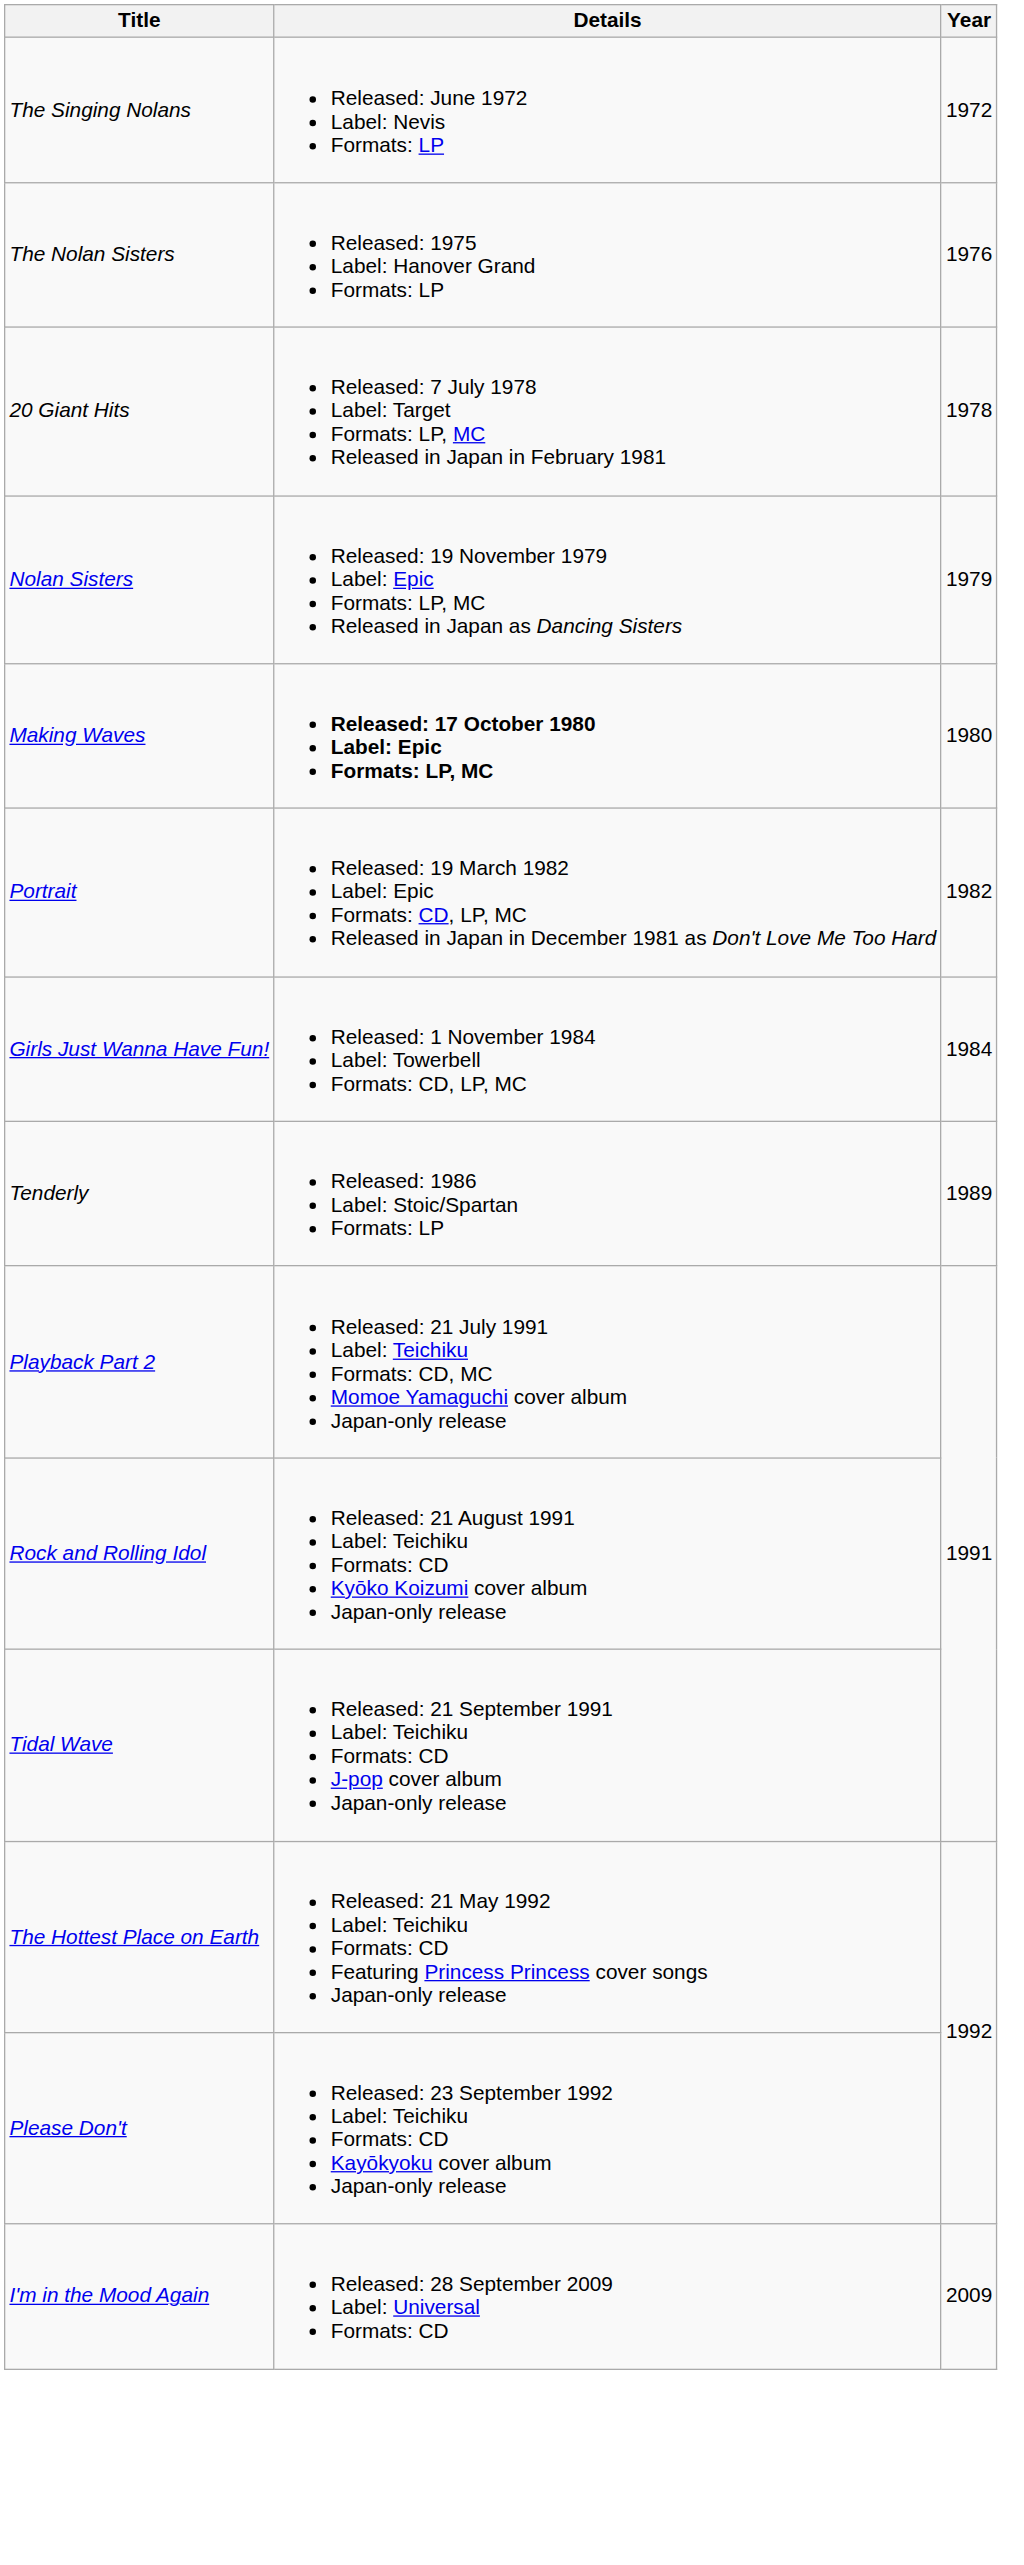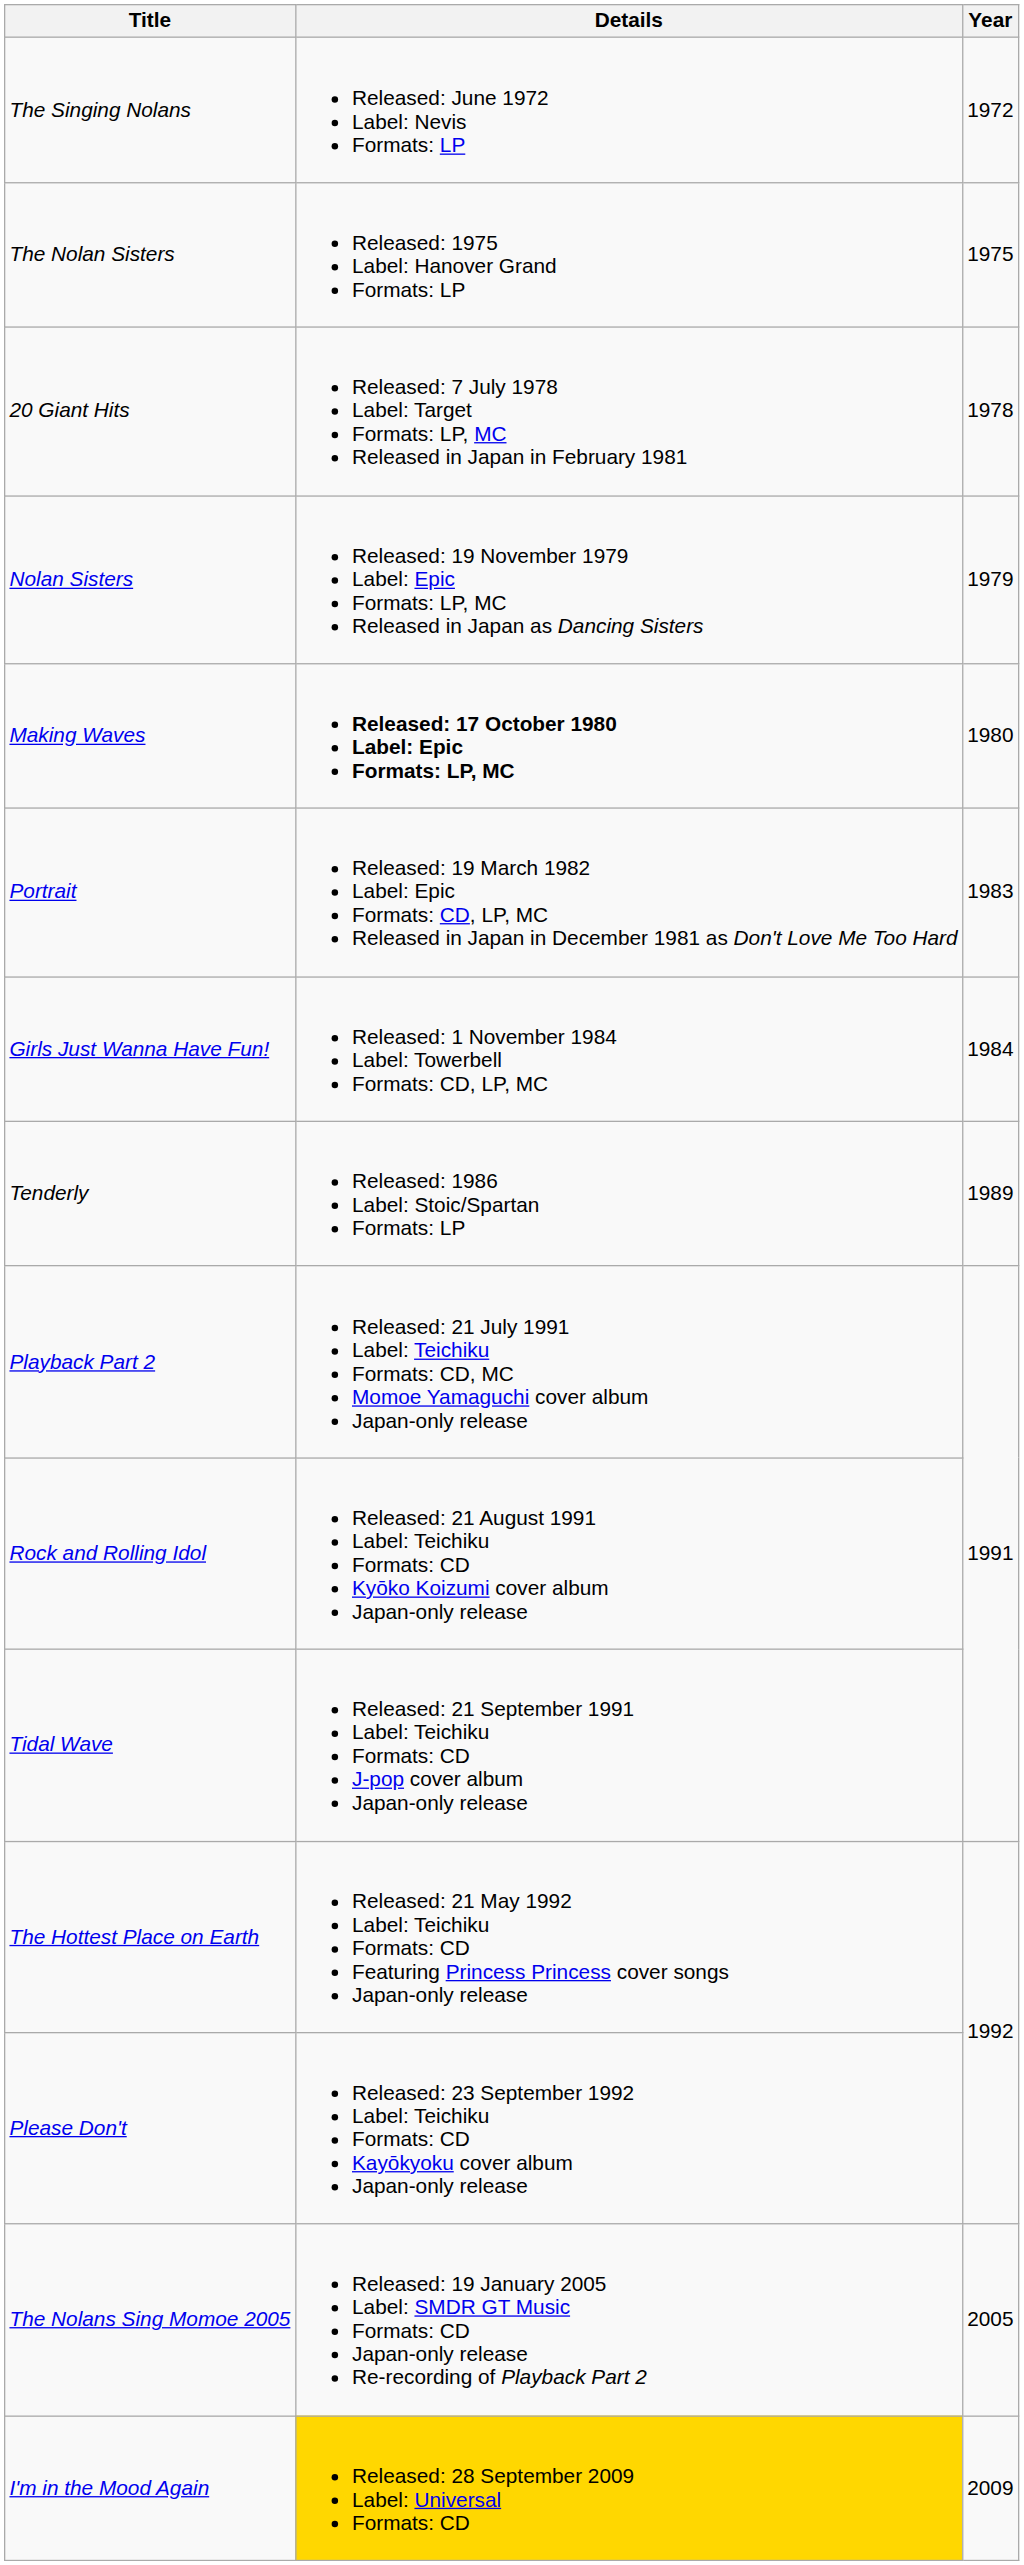(969, 254) 1976 -> (990, 254) 1975
(969, 892) 1982 -> (990, 892) 1983
+ row: (150, 2319)
(608, 2308) no background -> (629, 2500) gold background
